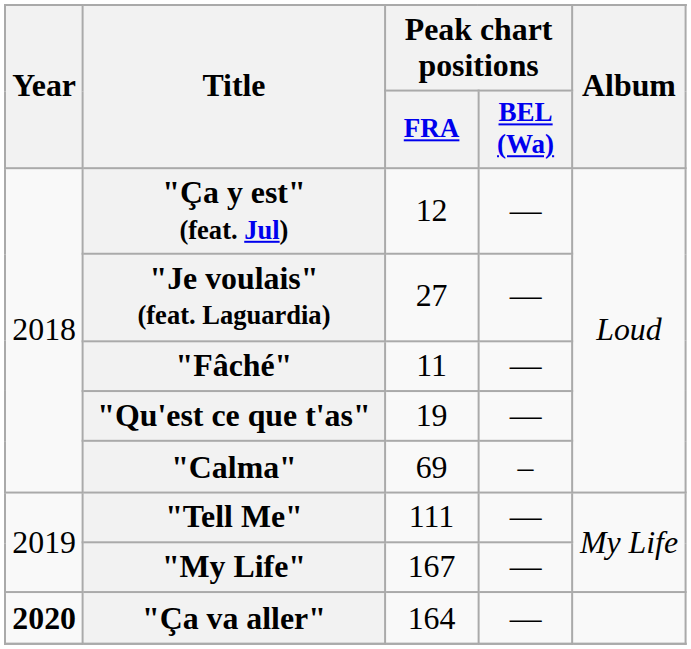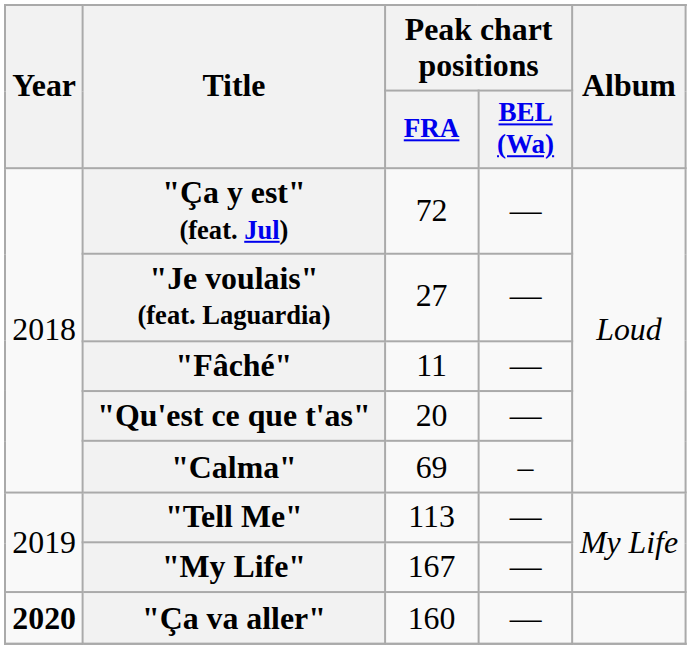(432, 210) 12 -> (432, 210) 72
(432, 415) 19 -> (432, 415) 20
(432, 516) 111 -> (432, 516) 113
(432, 617) 164 -> (432, 617) 160
